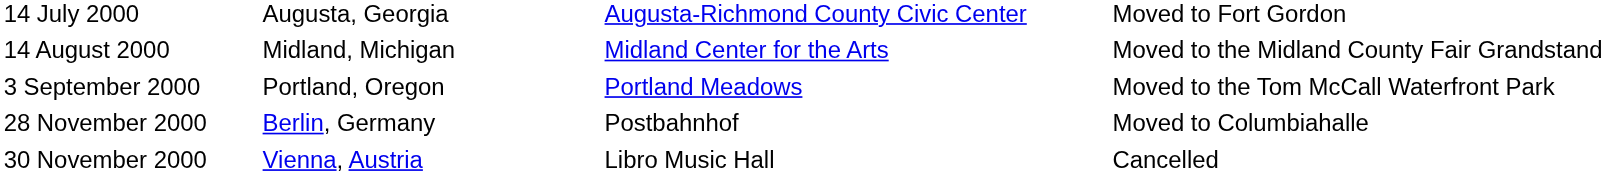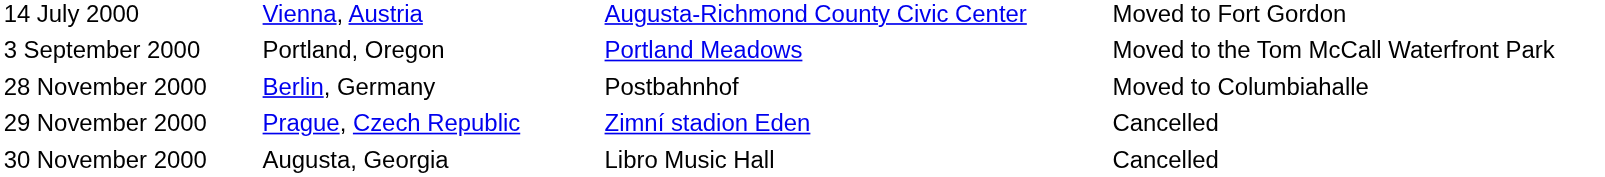(356, 13) Augusta, Georgia -> (343, 13) Vienna, Austria
- row: (87, 50)
+ row: (105, 123)
(343, 159) Vienna, Austria -> (356, 159) Augusta, Georgia
